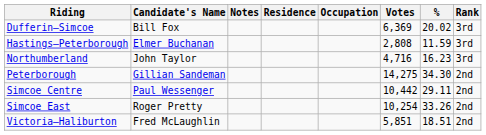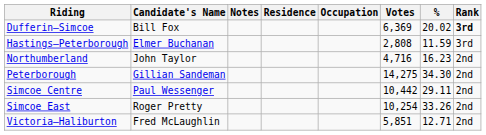(464, 28) normal -> (464, 28) bold
(464, 59) 3rd -> (464, 59) 2nd
(437, 122) 18.51 -> (437, 122) 12.71
